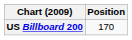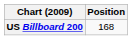(106, 27) 170 -> (106, 27) 168
